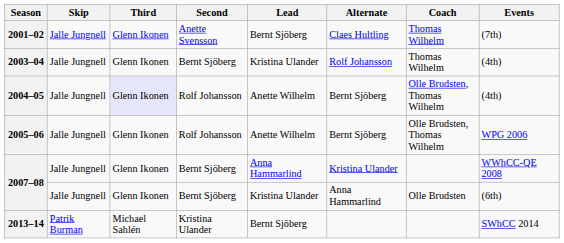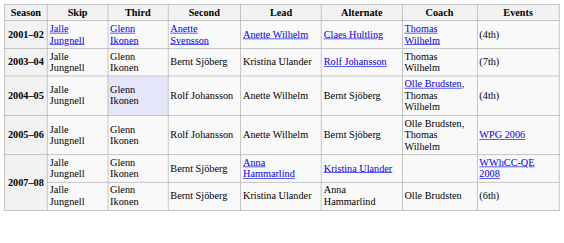(278, 34) Bernt Sjöberg -> (276, 34) Anette Wilhelm
(491, 34) (7th) -> (489, 34) (4th)
(491, 62) (4th) -> (489, 62) (7th)
- row: (26, 224)
